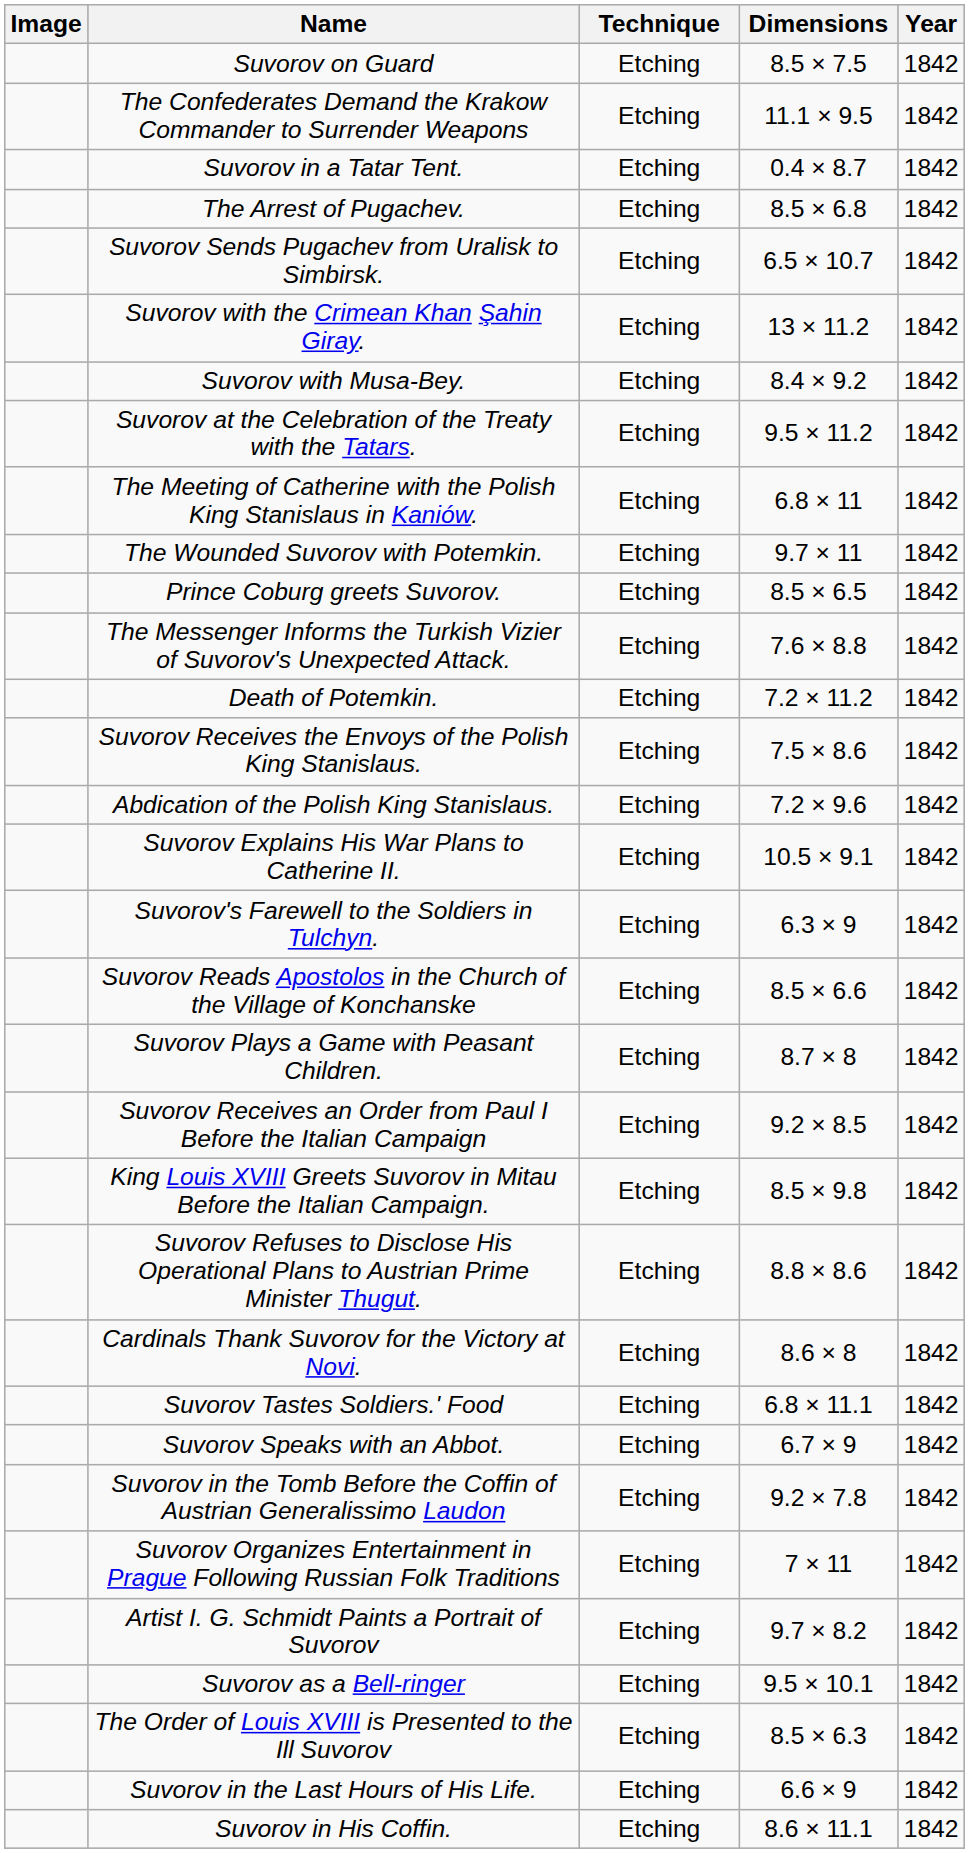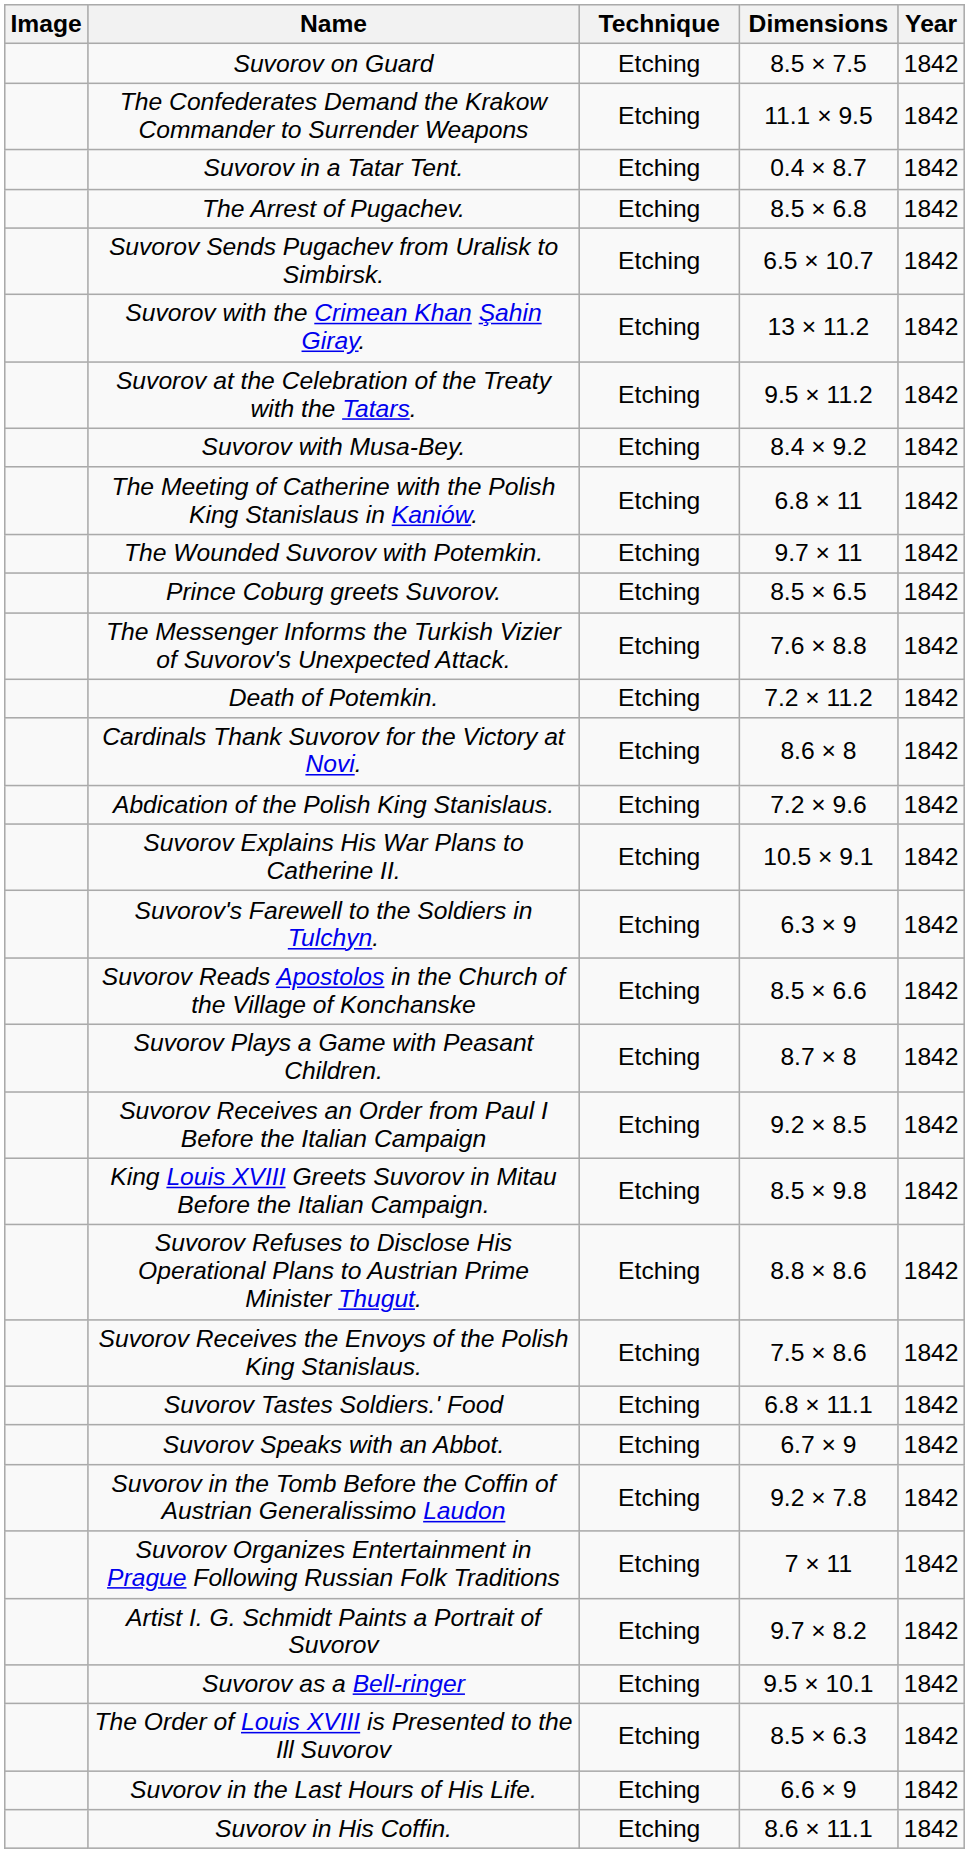rows swapped: (333, 433) <-> (333, 380)
rows swapped: (333, 751) <-> (333, 1352)
